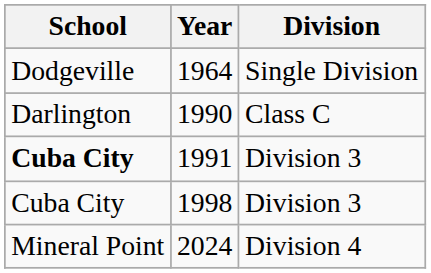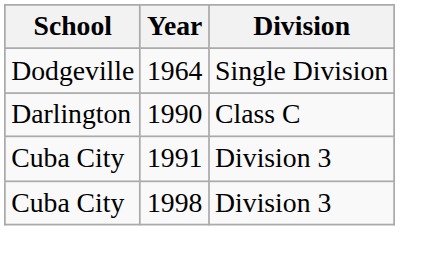(72, 158) bold -> (68, 158) normal
- row: (205, 245)
